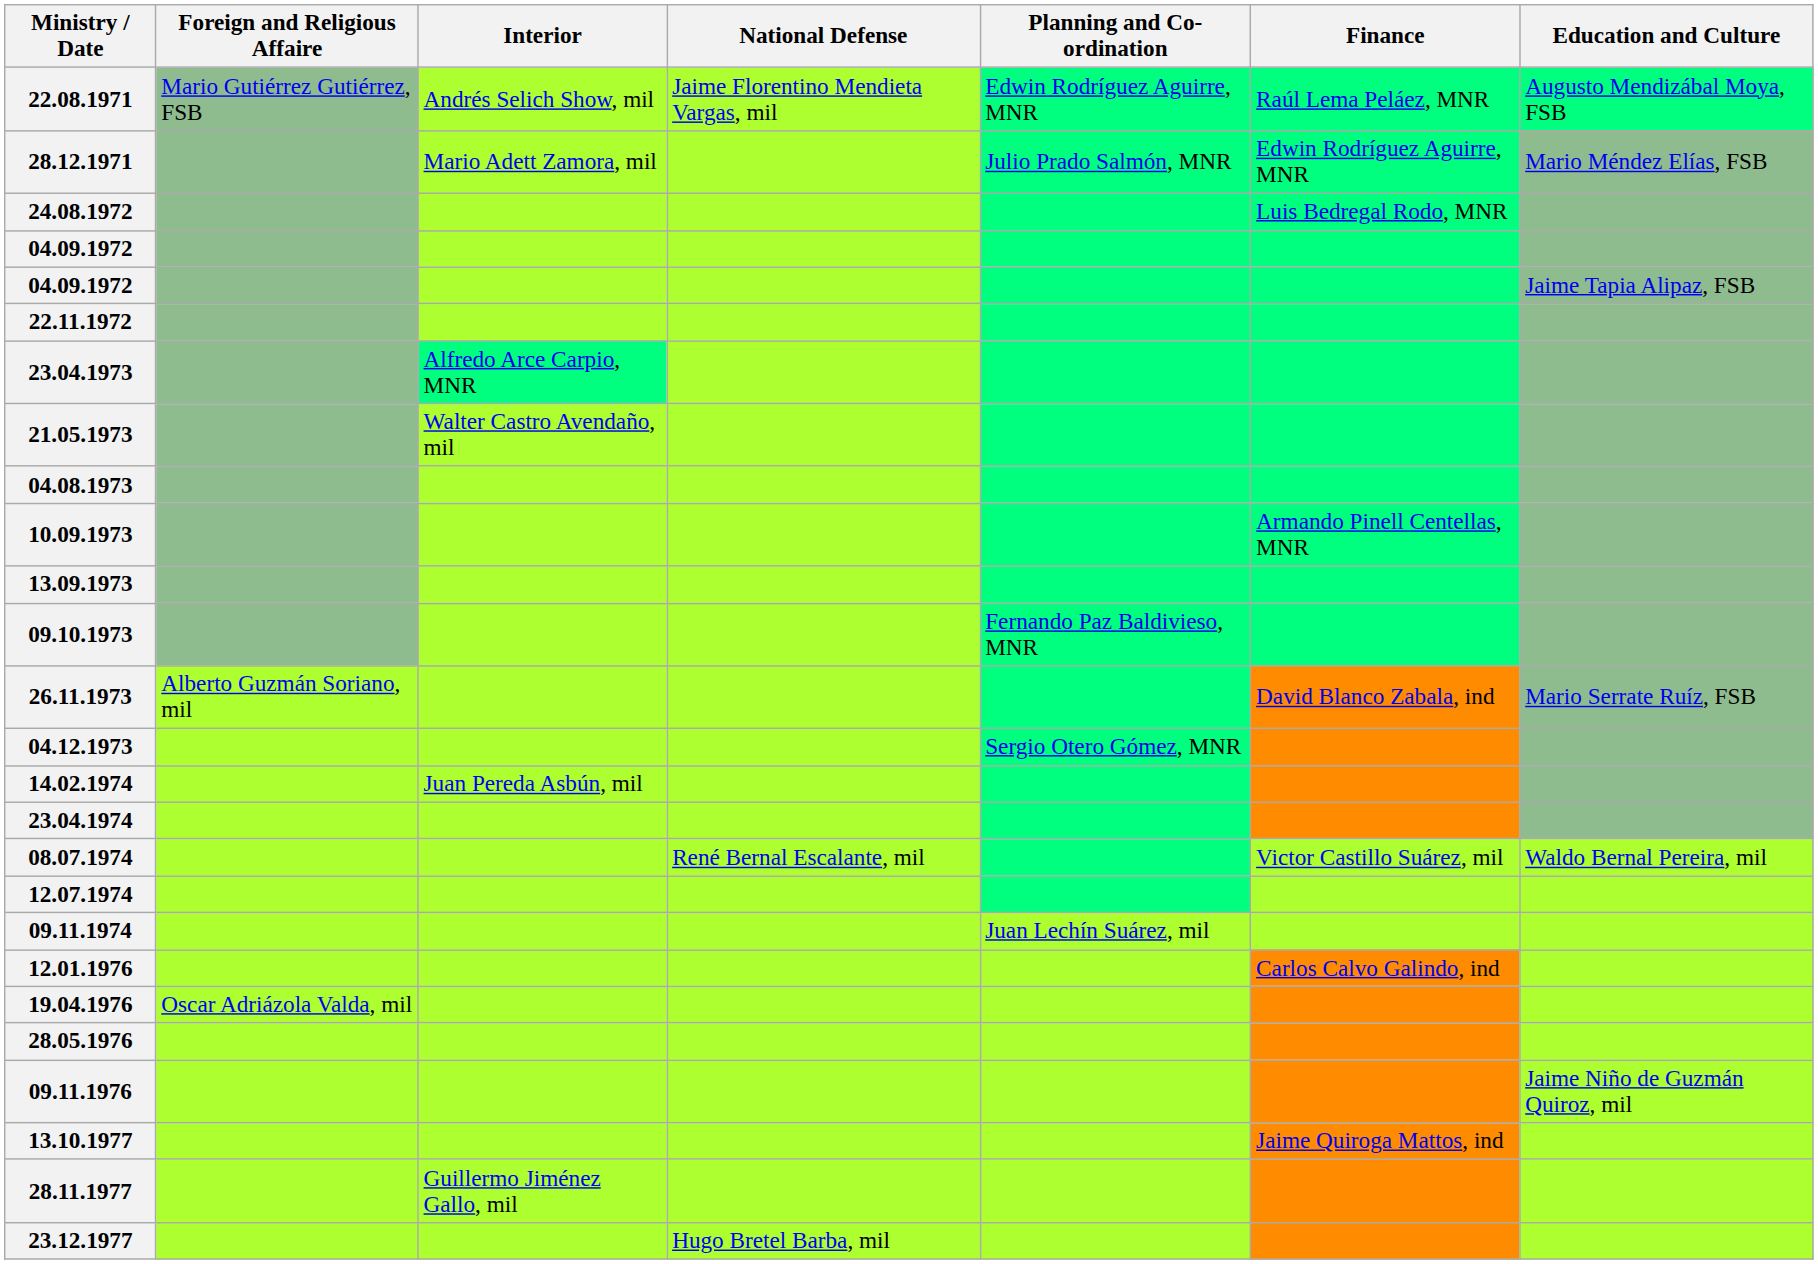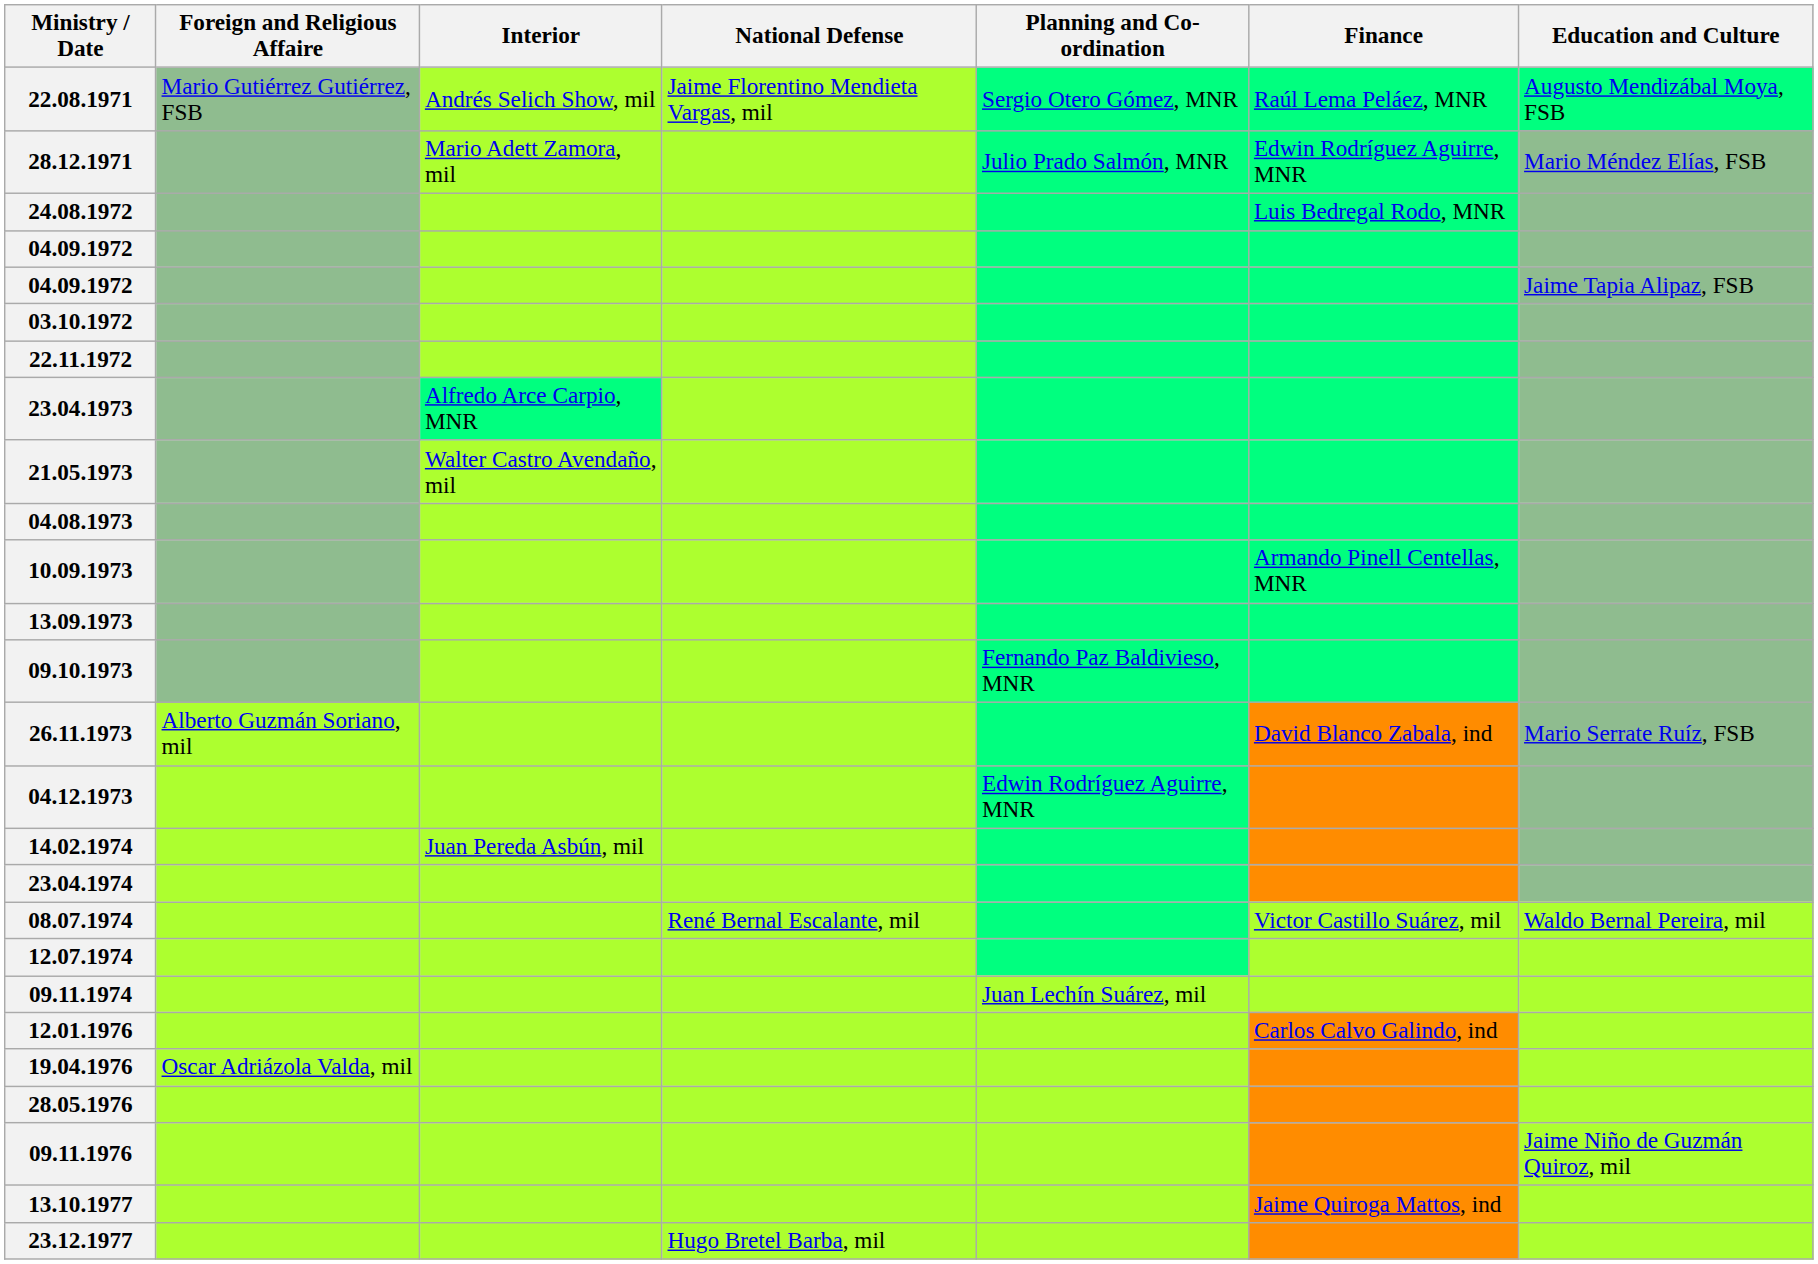(1108, 98) Edwin Rodríguez Aguirre, MNR -> (1110, 98) Sergio Otero Gómez, MNR
+ row: (80, 321)
(1113, 746) Sergio Otero Gómez, MNR -> (1105, 796) Edwin Rodríguez Aguirre, MNR
- row: (80, 1190)
